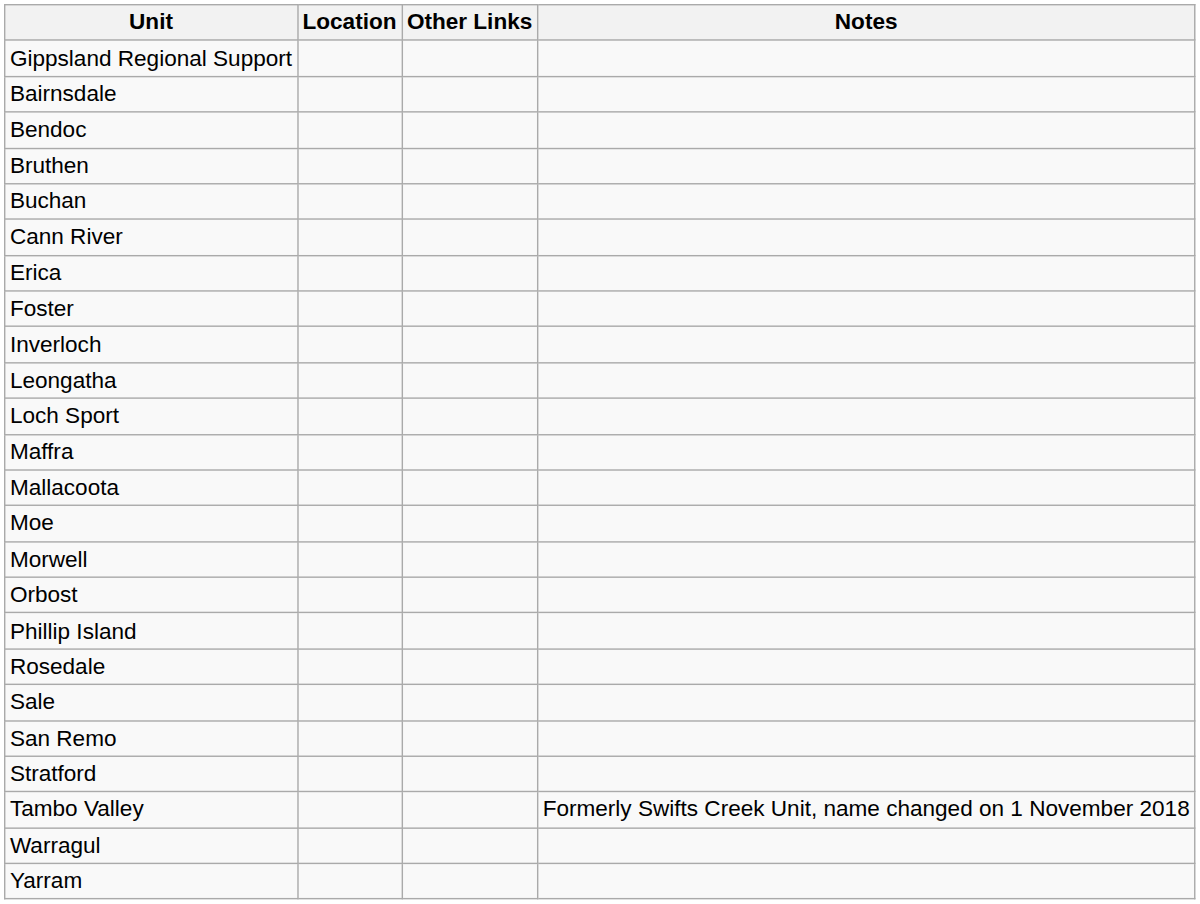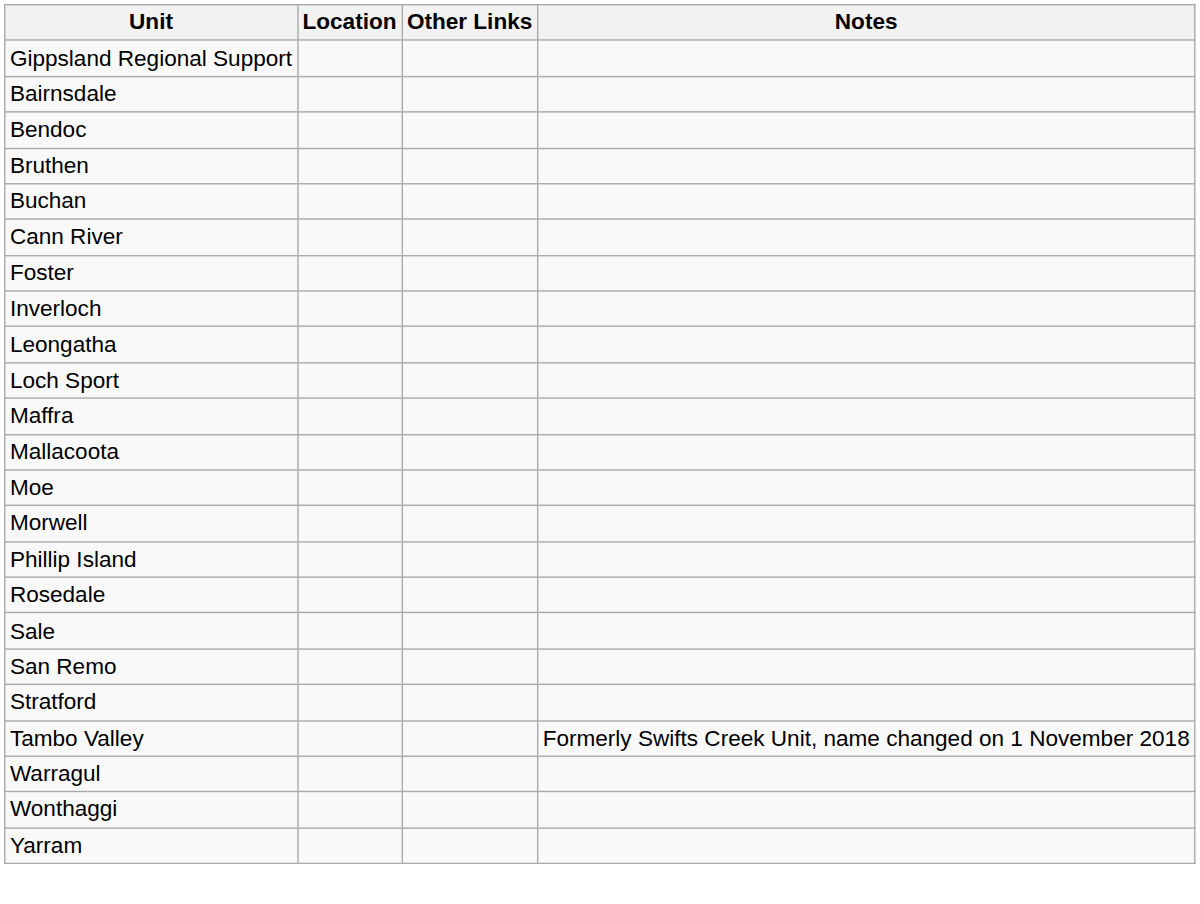- row: (36, 272)
- row: (44, 594)
+ row: (64, 809)
